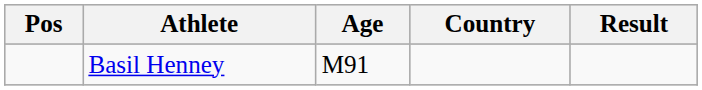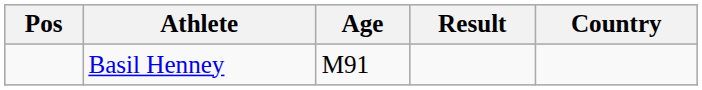columns swapped: (490, 24) <-> (634, 24)
